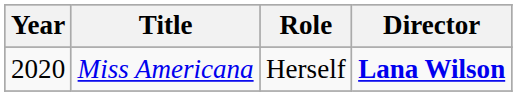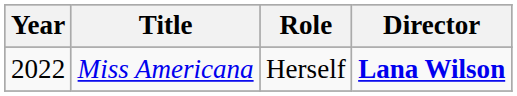(38, 68) 2020 -> (38, 68) 2022
